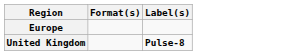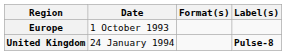+ column: (132, 12)
